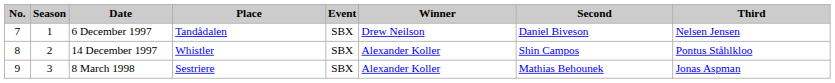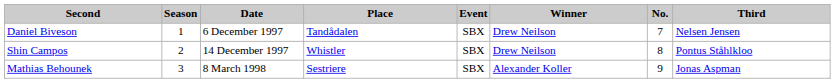columns swapped: (17, 13) <-> (595, 13)
(401, 50) Alexander Koller -> (524, 50) Drew Neilson
